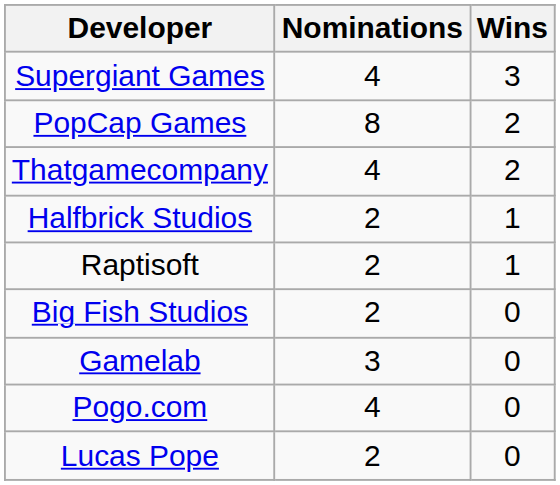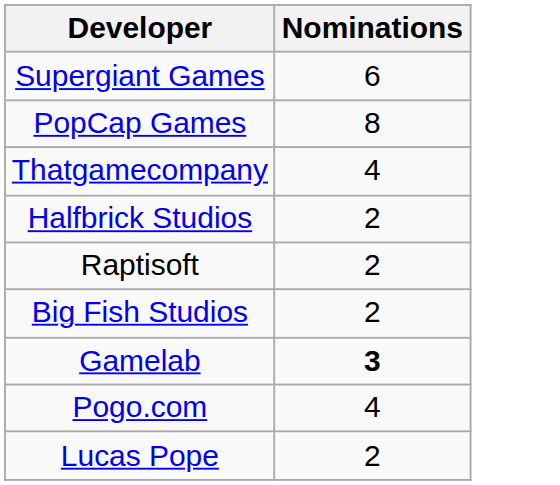- column: (512, 28)
(372, 75) 4 -> (372, 75) 6
(372, 360) normal -> (372, 360) bold
